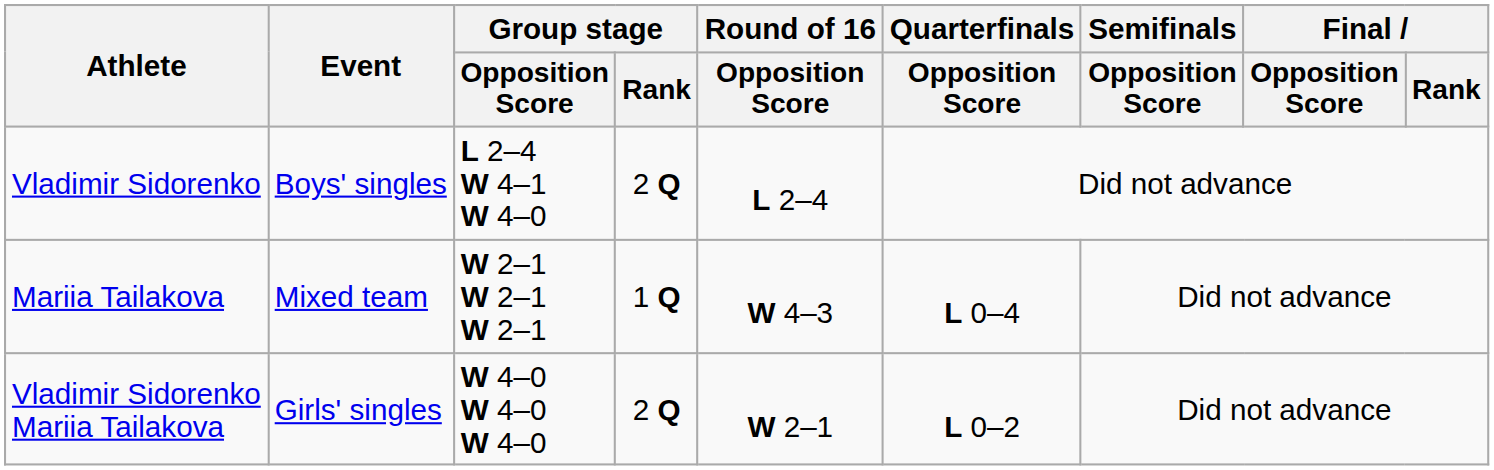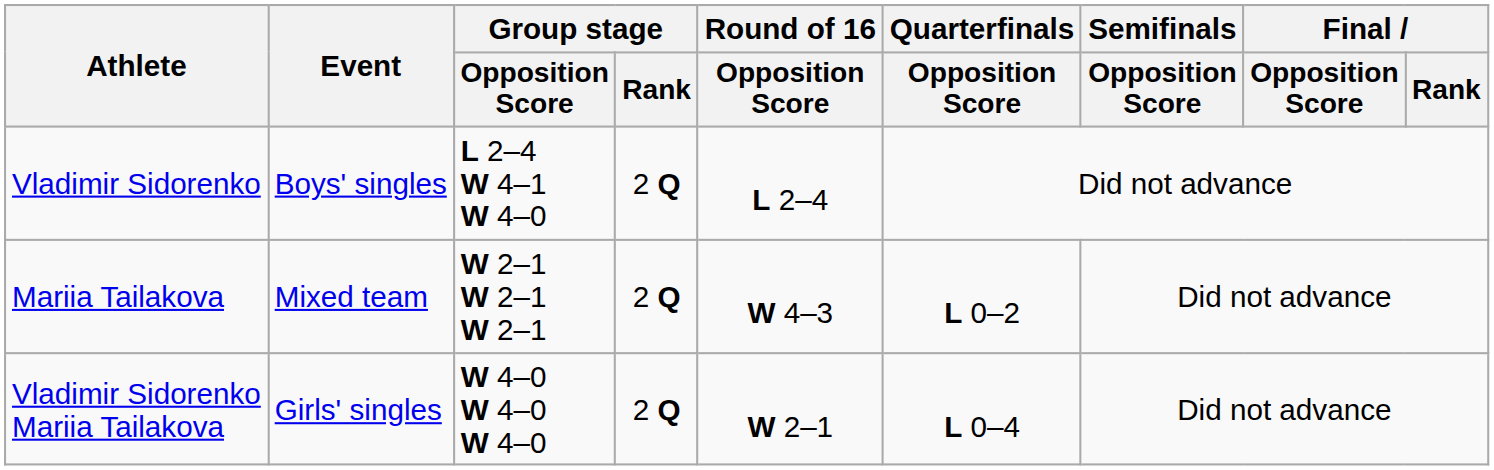(657, 297) 1 Q -> (657, 297) 2 Q
(982, 313) L 0–4 -> (982, 313) L 0–2
(982, 426) L 0–2 -> (982, 426) L 0–4
